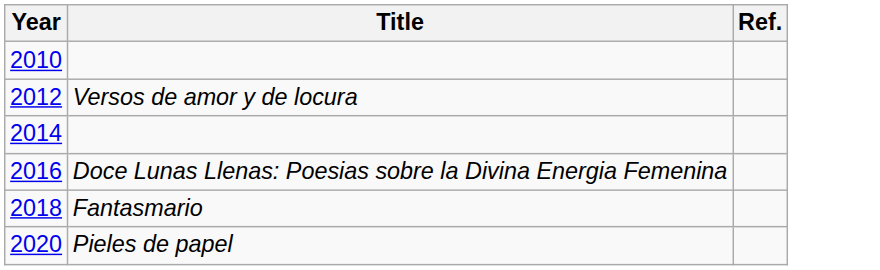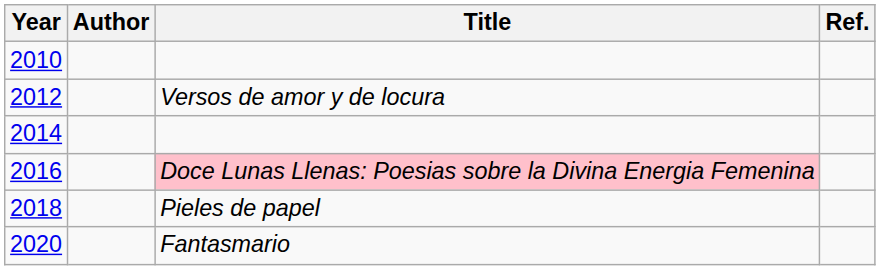+ column: (111, 23)
(400, 171) no background -> (487, 171) pink background
(138, 208) Fantasmario -> (240, 208) Pieles de papel
(153, 245) Pieles de papel -> (225, 245) Fantasmario
